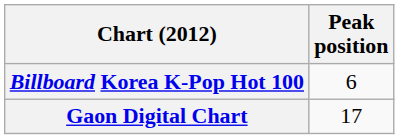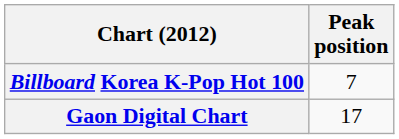(351, 81) 6 -> (351, 81) 7
